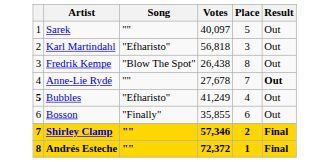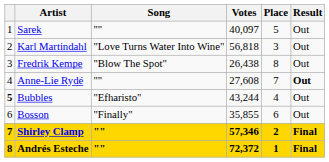(146, 47) "Efharisto" -> (159, 47) "Love Turns Water Into Wine"
(215, 81) 27,678 -> (244, 81) 27,608
(215, 98) 41,249 -> (244, 98) 43,244
